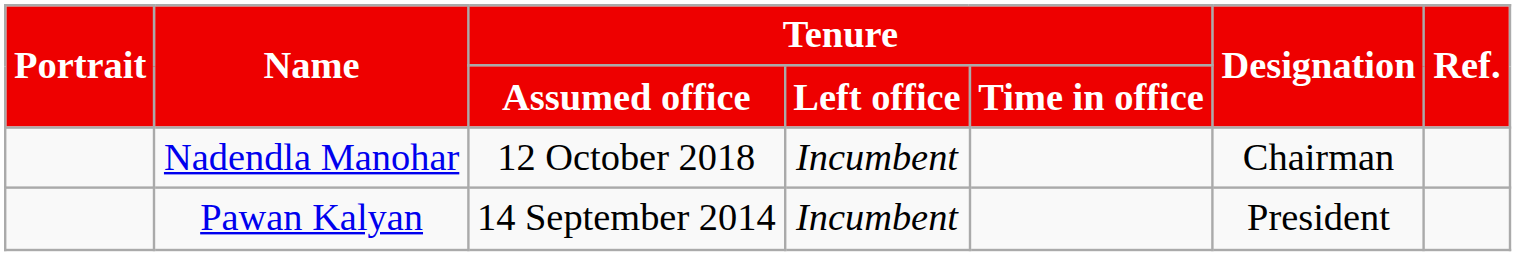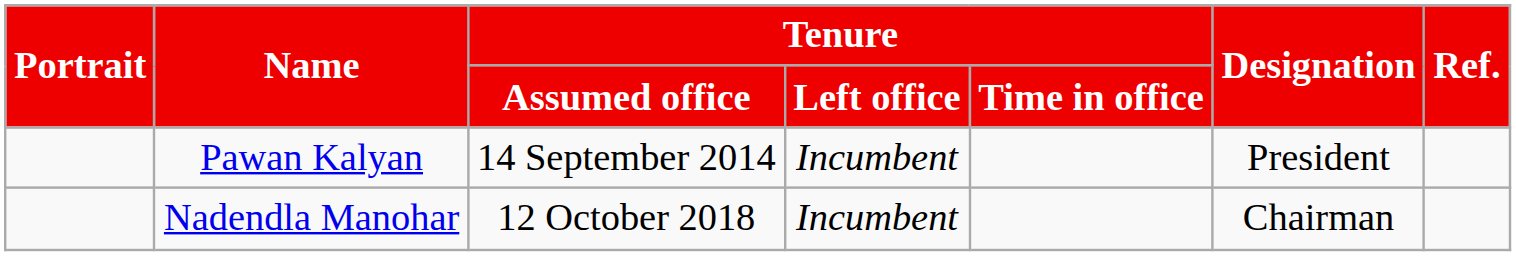rows swapped: (312, 217) <-> (312, 156)
